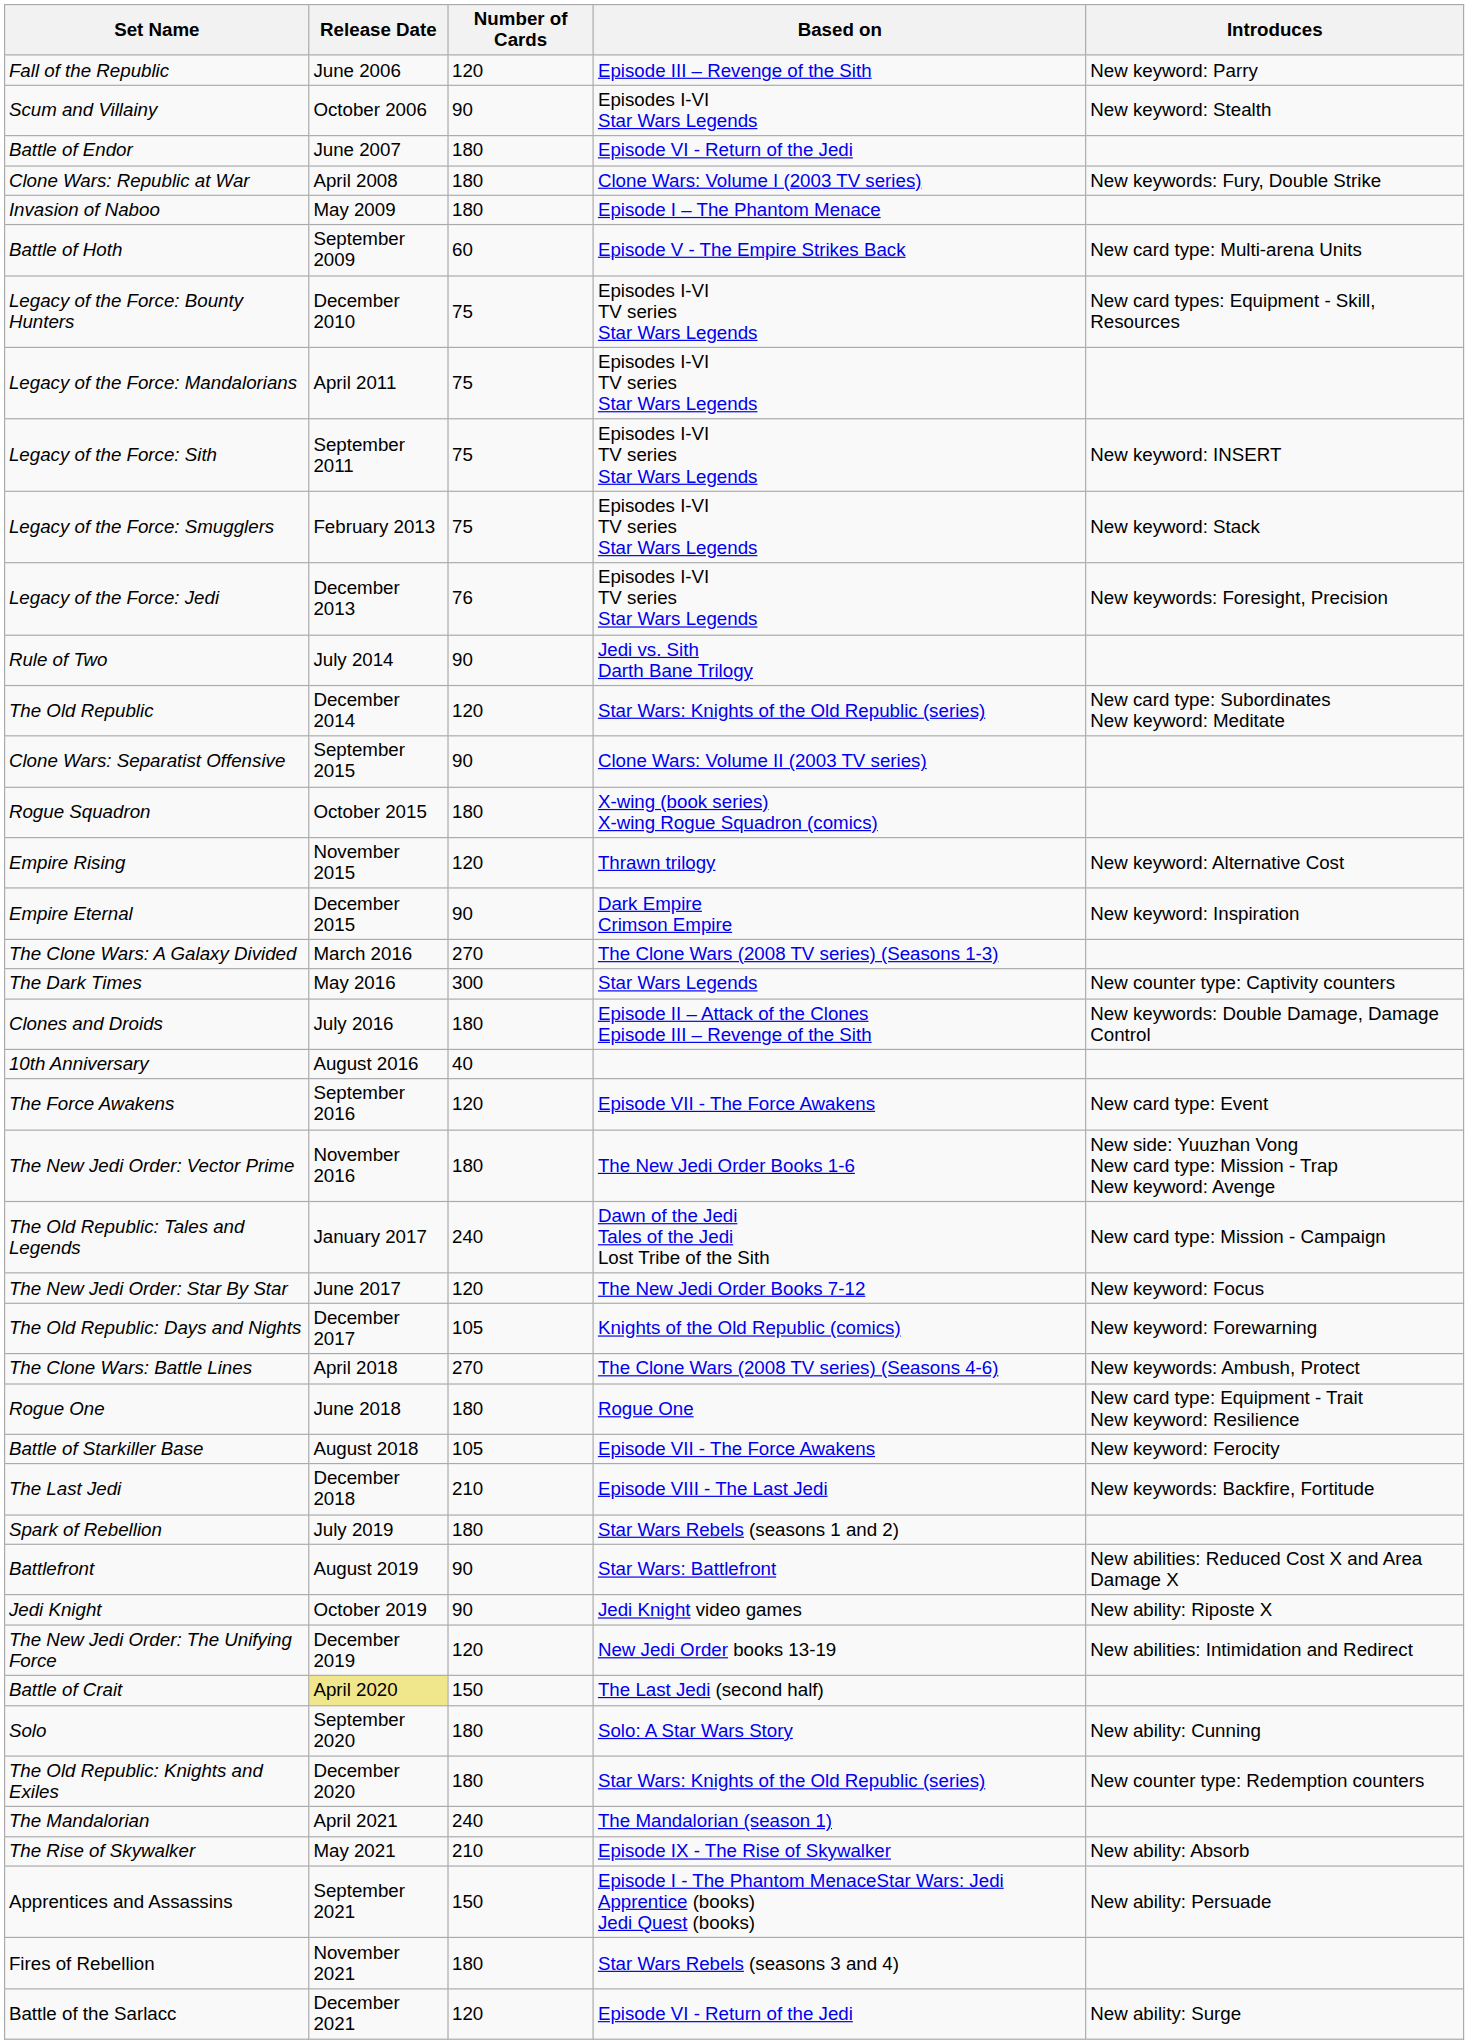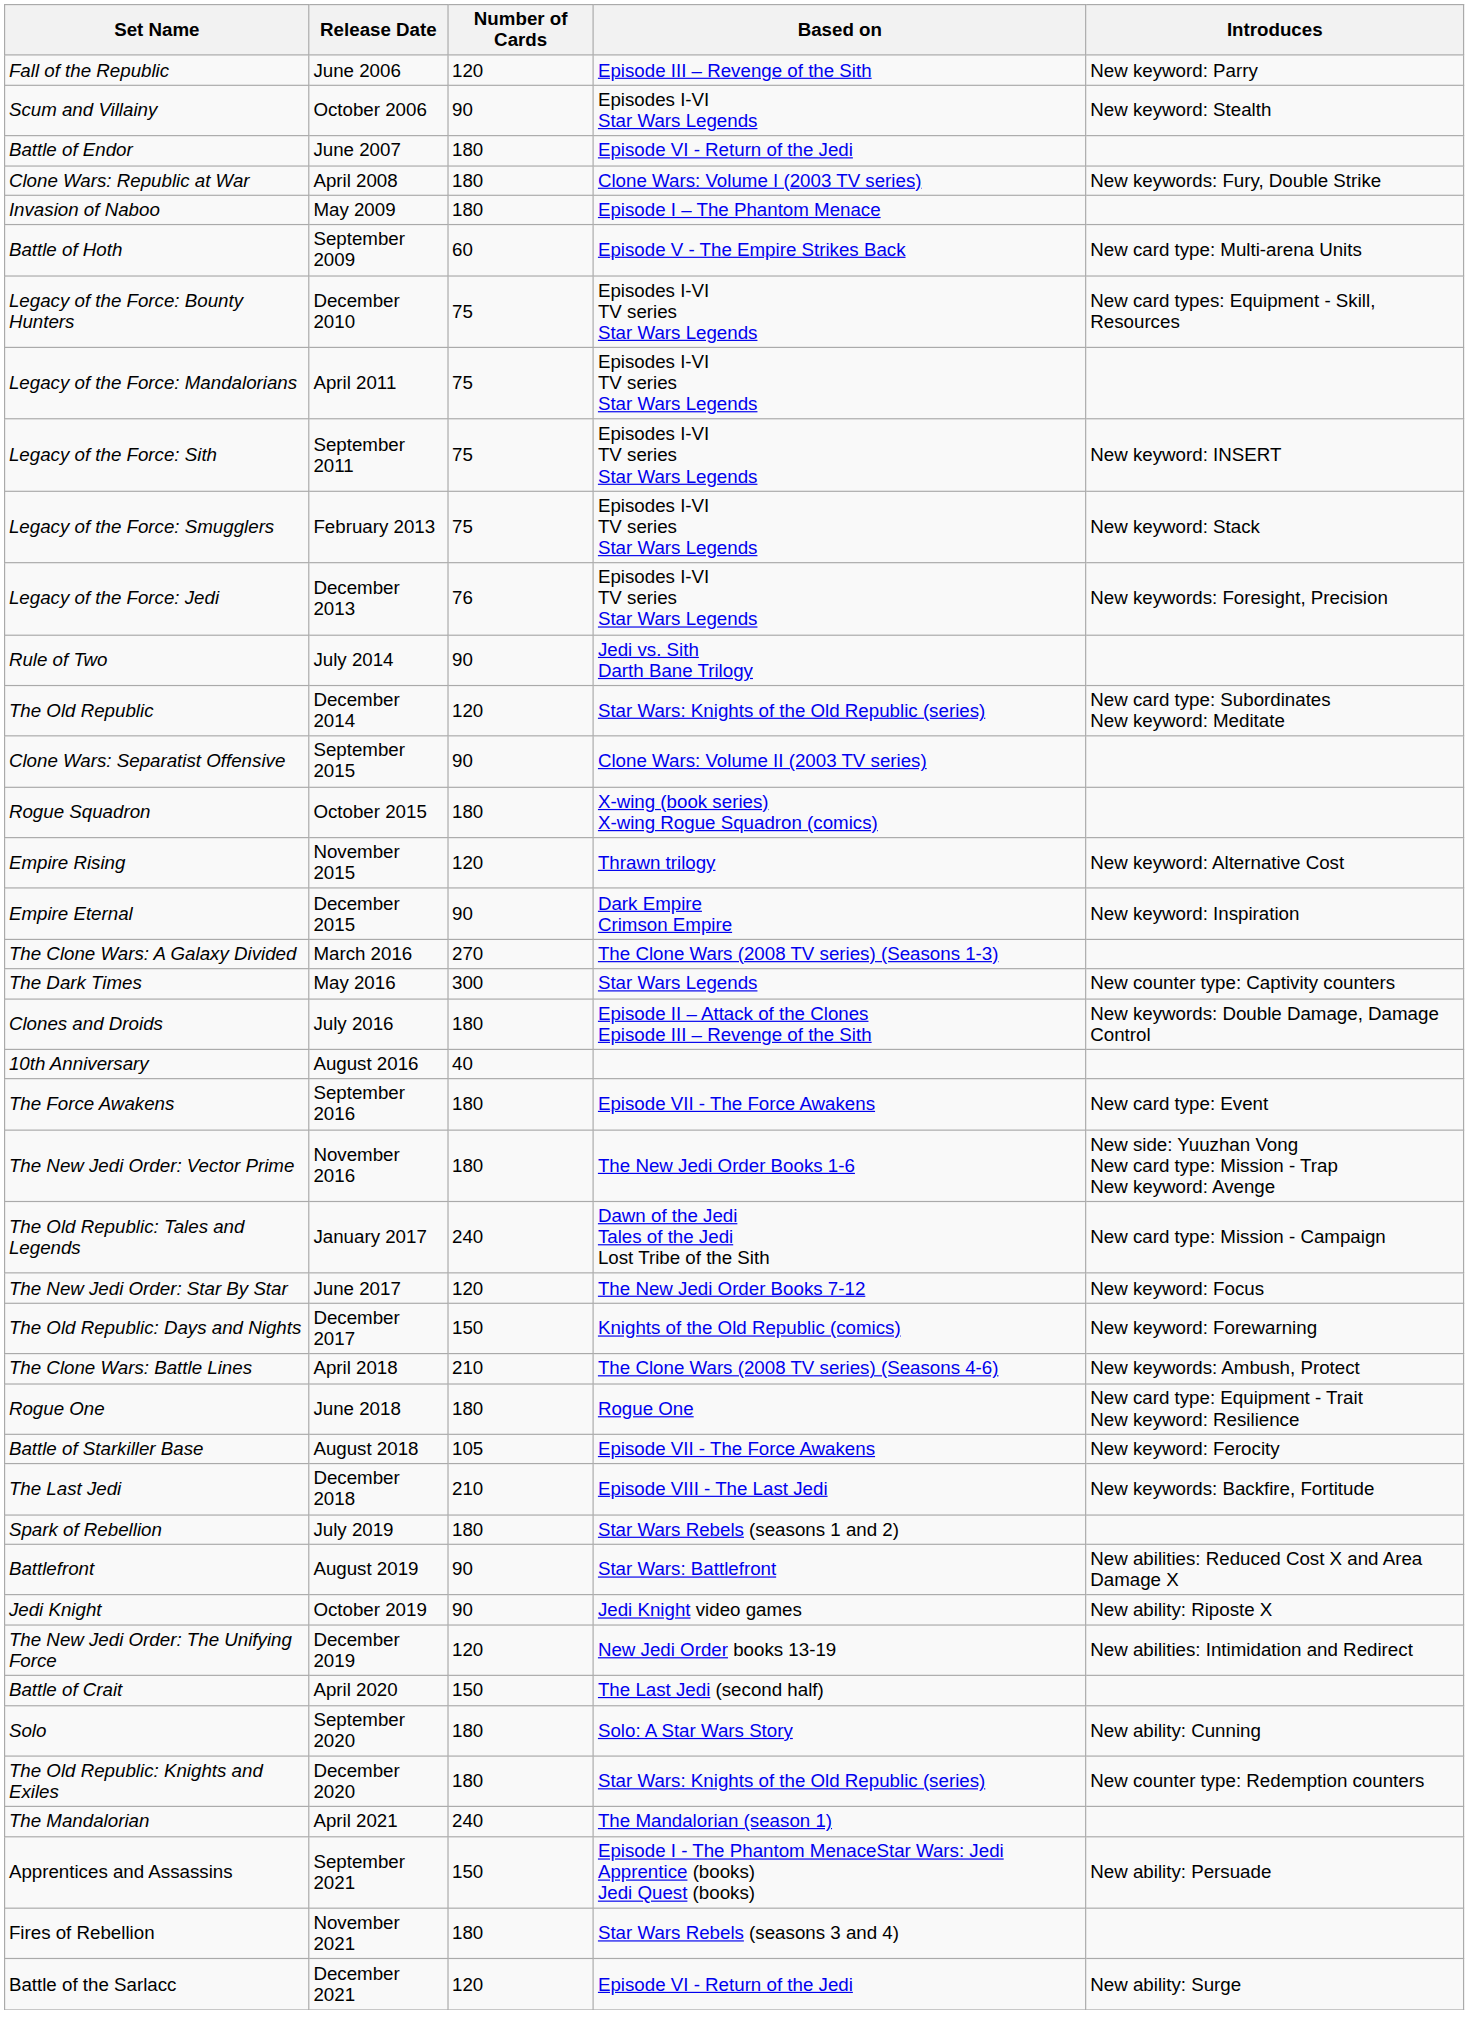(468, 1104) 120 -> (468, 1104) 180
(468, 1328) 105 -> (468, 1328) 150
(468, 1368) 270 -> (468, 1368) 210
(356, 1690) khaki background -> (356, 1690) no background
- row: (102, 1851)
